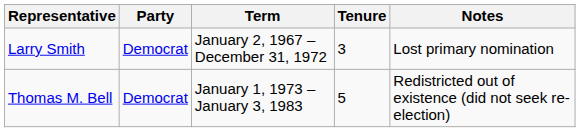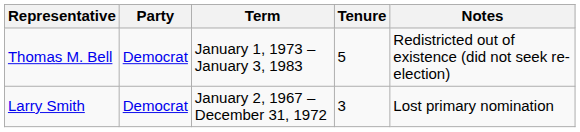rows swapped: (46, 48) <-> (60, 97)
